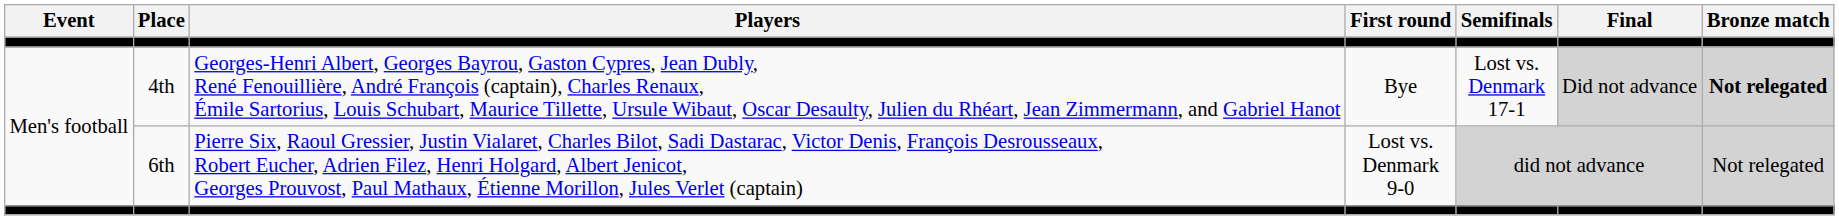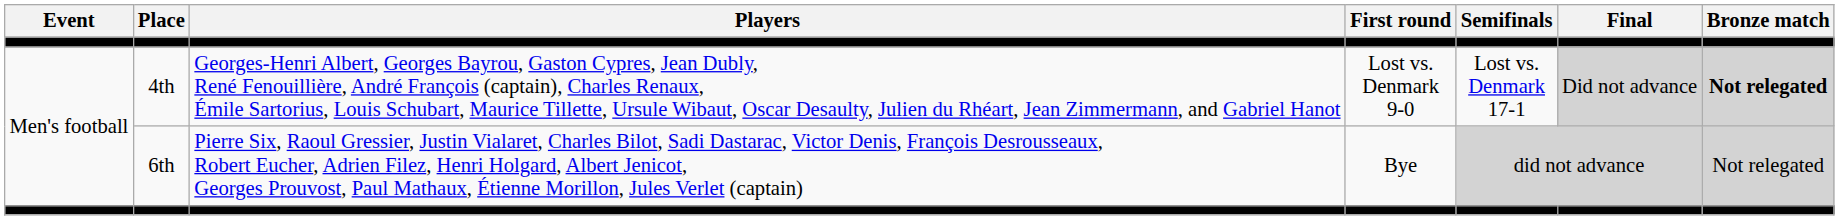(1401, 86) Bye -> (1401, 86) Lost vs. Denmark 9-0
(1401, 165) Lost vs. Denmark 9-0 -> (1401, 165) Bye
